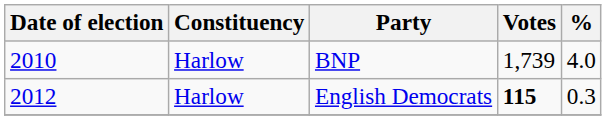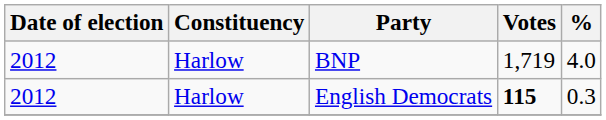(33, 59) 2010 -> (33, 59) 2012
(529, 59) 1,739 -> (529, 59) 1,719
